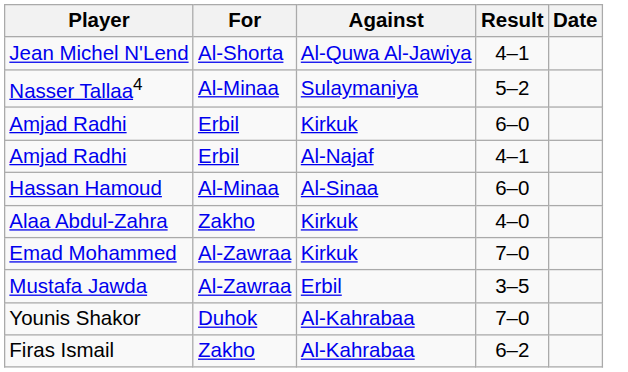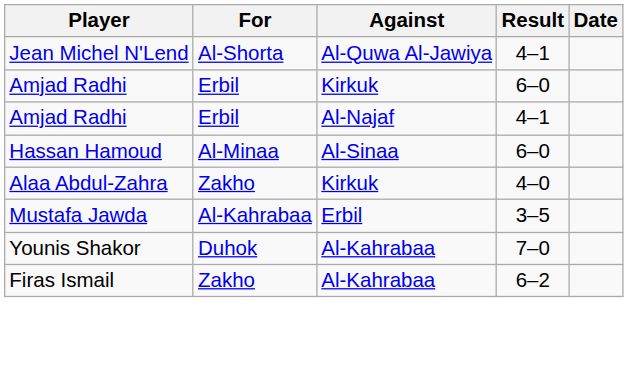- row: (76, 88)
- row: (93, 253)
(245, 286) Al-Zawraa -> (255, 215) Al-Kahrabaa
